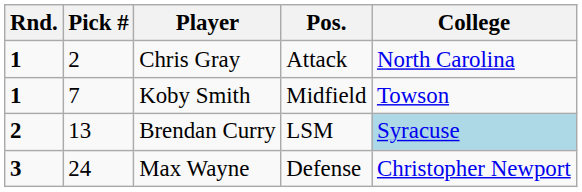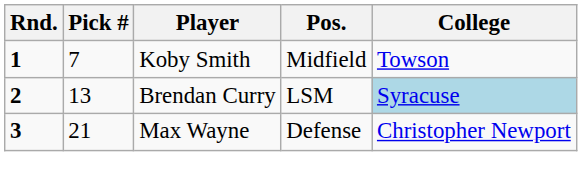- row: (190, 58)
(80, 167) 24 -> (80, 131) 21
